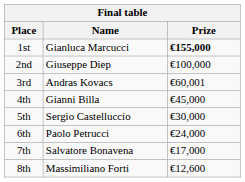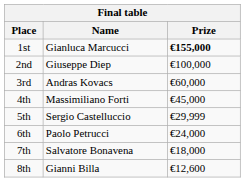(188, 82) €60,001 -> (188, 82) €60,000
(73, 99) Gianni Billa -> (87, 99) Massimiliano Forti
(188, 116) €30,000 -> (188, 116) €29,999
(188, 151) €17,000 -> (188, 151) €18,000
(87, 168) Massimiliano Forti -> (73, 168) Gianni Billa
